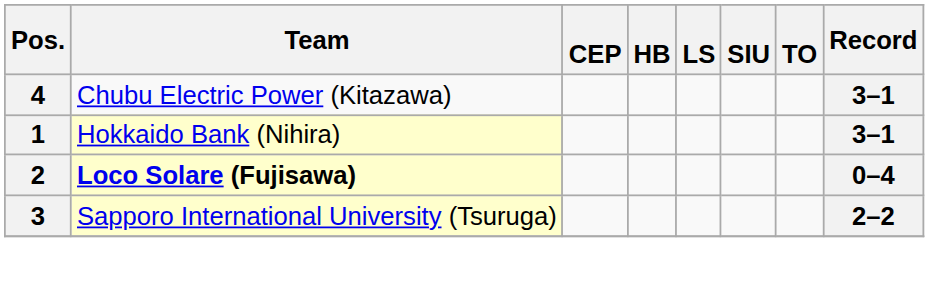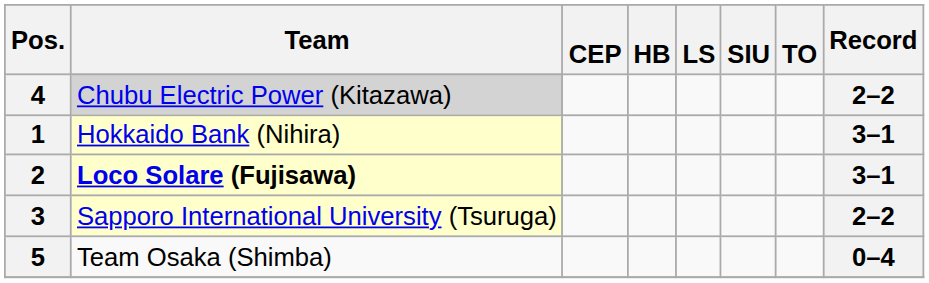(264, 95) no background -> (264, 95) lightgrey background
(873, 95) 3–1 -> (873, 95) 2–2
(873, 175) 0–4 -> (873, 175) 3–1
+ row: (38, 256)
